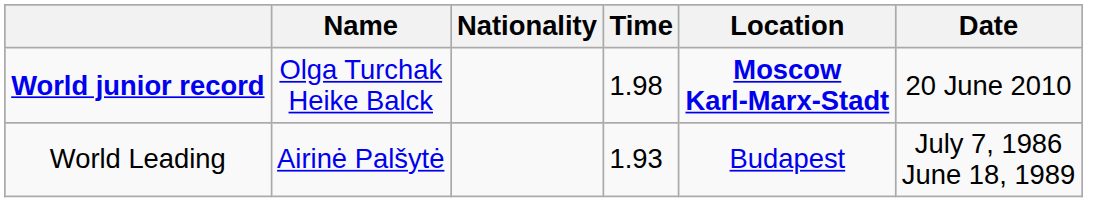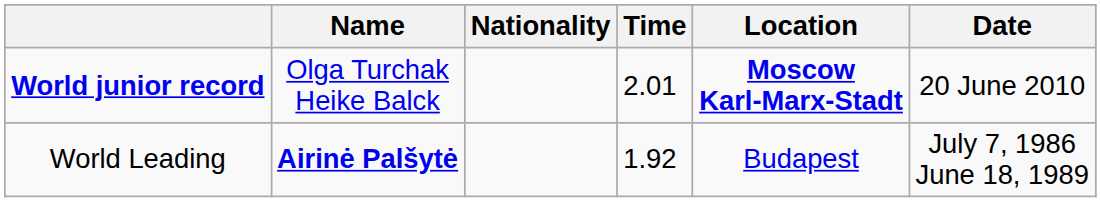(636, 84) 1.98 -> (650, 84) 2.01
(361, 159) normal -> (368, 159) bold
(636, 159) 1.93 -> (650, 159) 1.92
